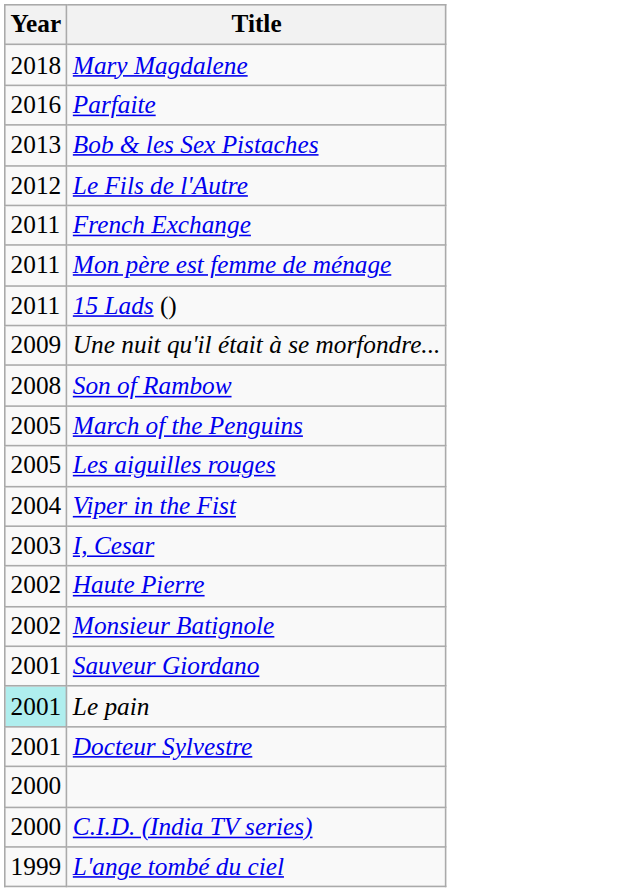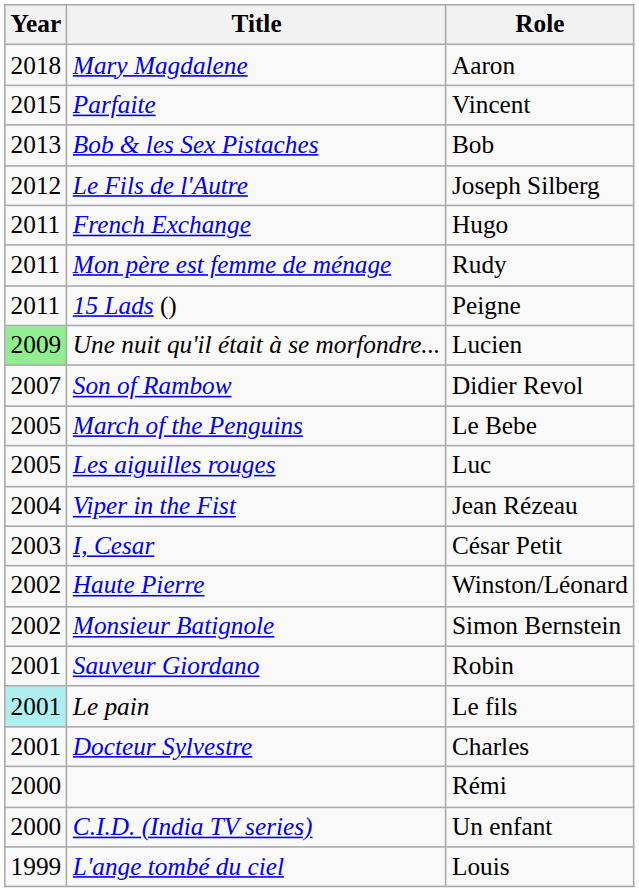+ column: (540, 24)
(36, 104) 2016 -> (36, 104) 2015
(36, 345) no background -> (36, 345) lightgreen background
(36, 385) 2008 -> (36, 385) 2007
